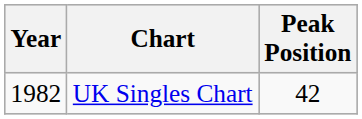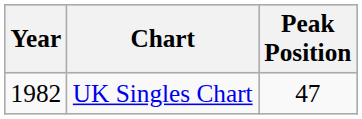(308, 93) 42 -> (308, 93) 47
